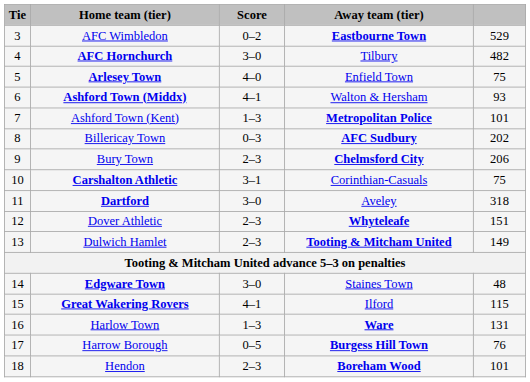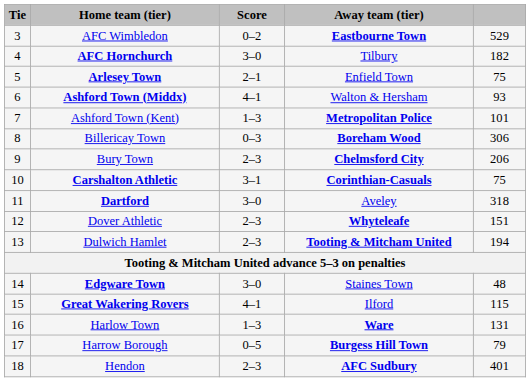(500, 56) 482 -> (500, 56) 182
(252, 77) 4–0 -> (252, 77) 2–1
(379, 139) AFC Sudbury -> (379, 139) Boreham Wood
(500, 139) 202 -> (500, 139) 306
(379, 180) normal -> (379, 180) bold
(500, 242) 149 -> (500, 242) 194
(499, 345) 76 -> (499, 345) 79
(379, 366) Boreham Wood -> (379, 366) AFC Sudbury
(500, 366) 101 -> (500, 366) 401
